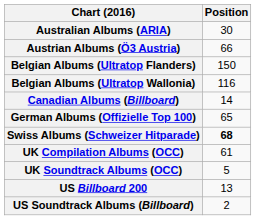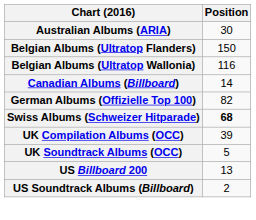- row: (103, 48)
(227, 118) 65 -> (227, 100) 82
(227, 153) 61 -> (227, 135) 39
